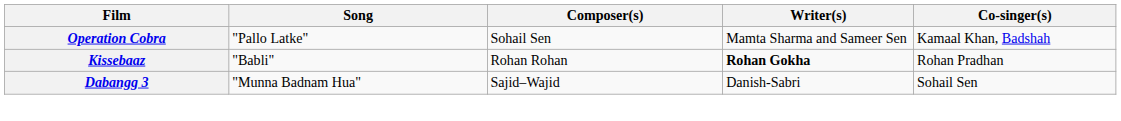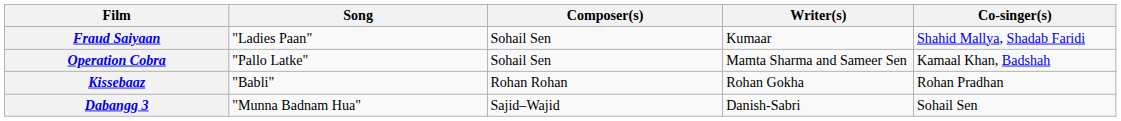+ row: (117, 37)
(768, 60) bold -> (765, 82) normal
